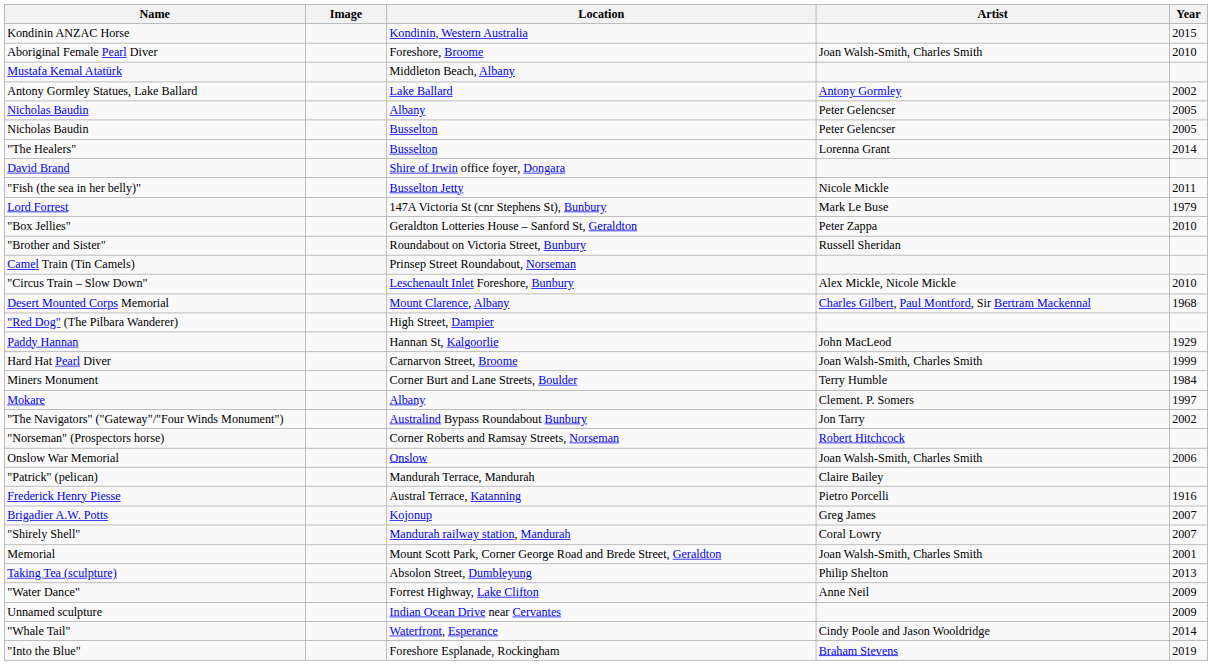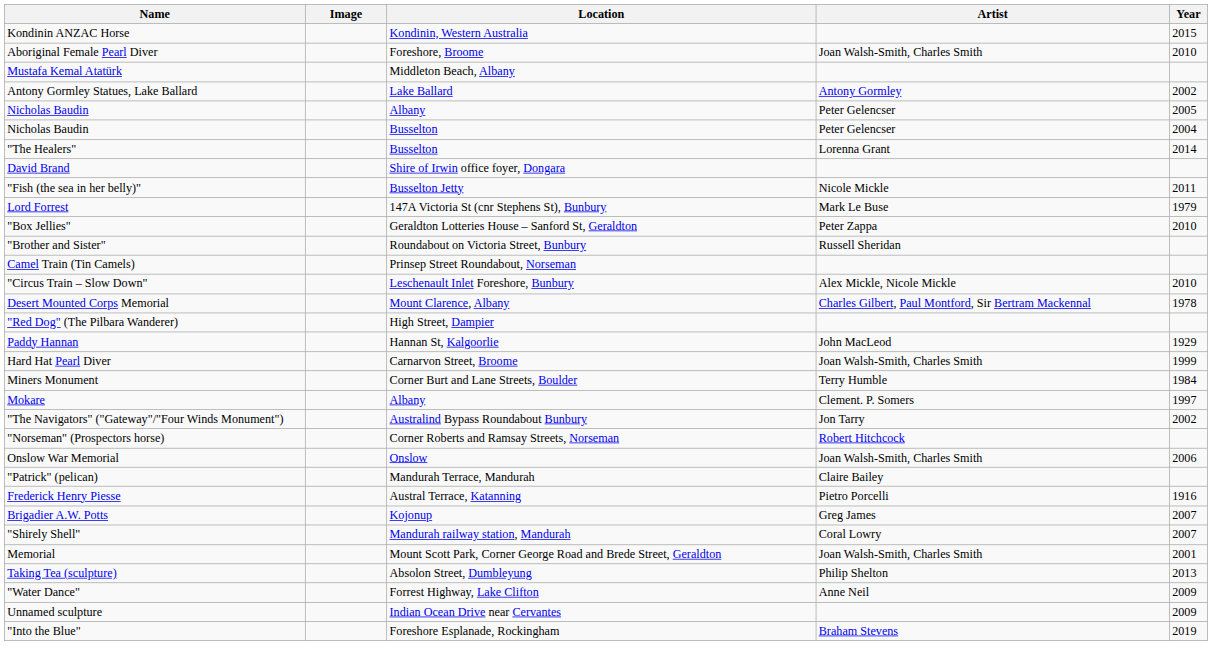(1184, 129) 2005 -> (1184, 129) 2004
(1184, 303) 1968 -> (1184, 303) 1978
- row: (39, 631)
